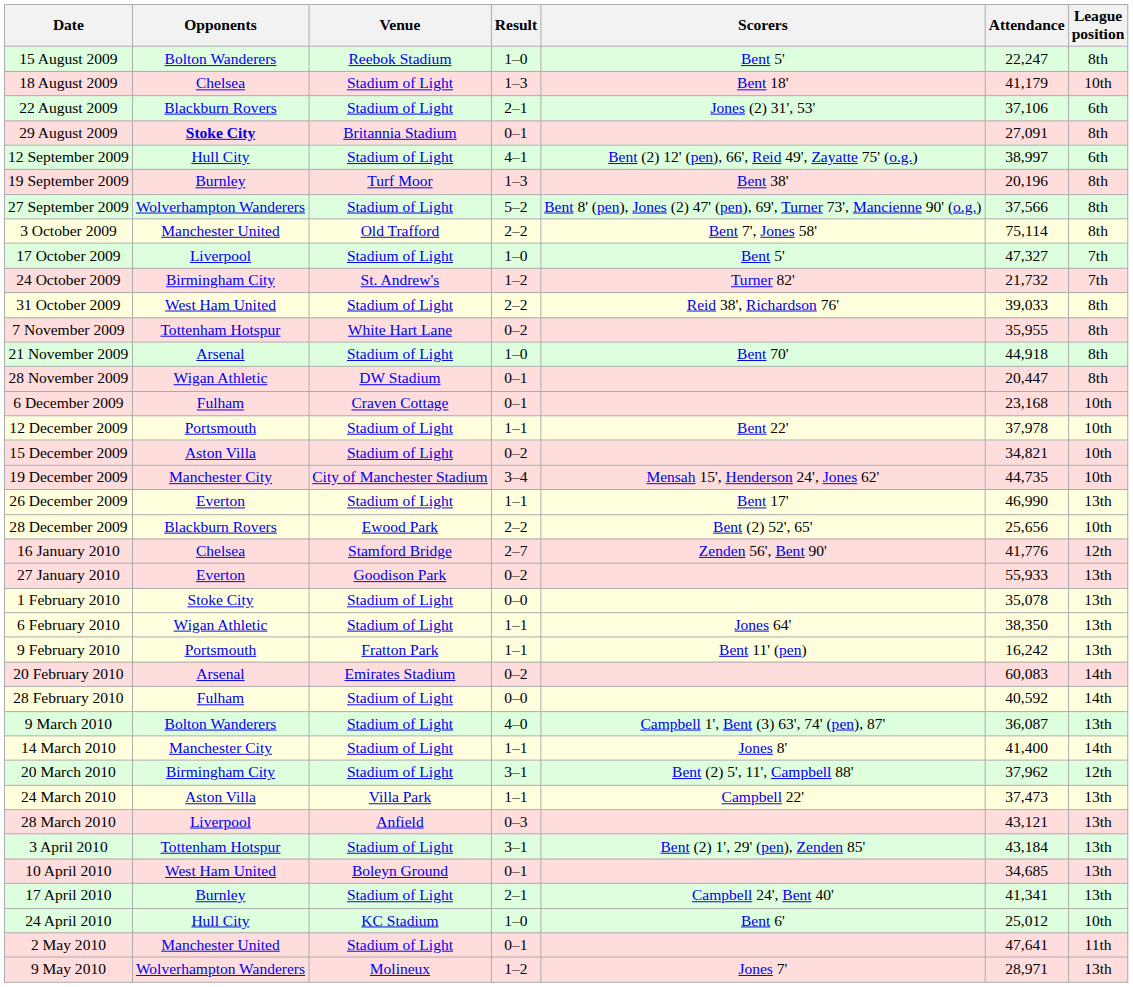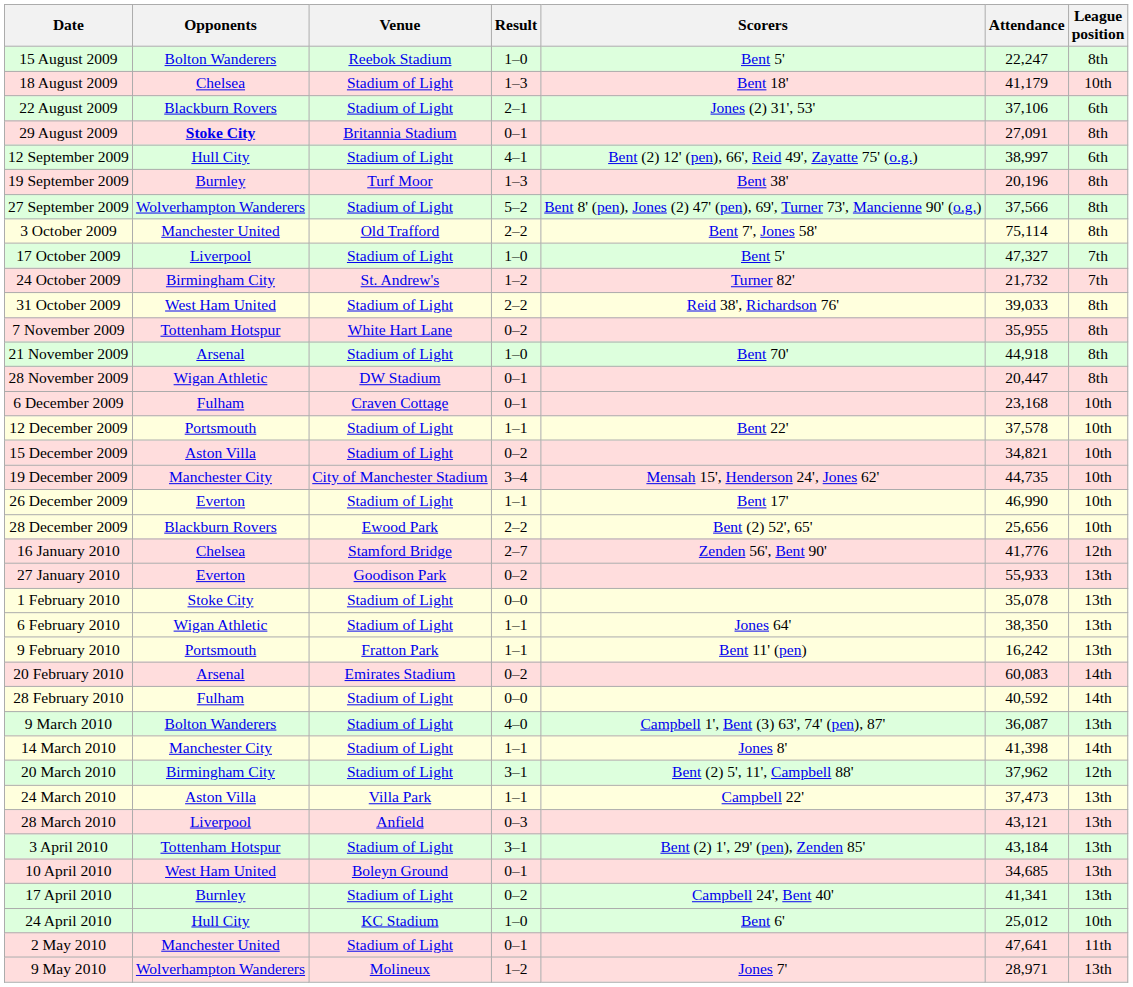(1027, 428) 37,978 -> (1027, 428) 37,578
(1098, 501) 13th -> (1098, 501) 10th
(1027, 748) 41,400 -> (1027, 748) 41,398
(516, 895) 2–1 -> (516, 895) 0–2
